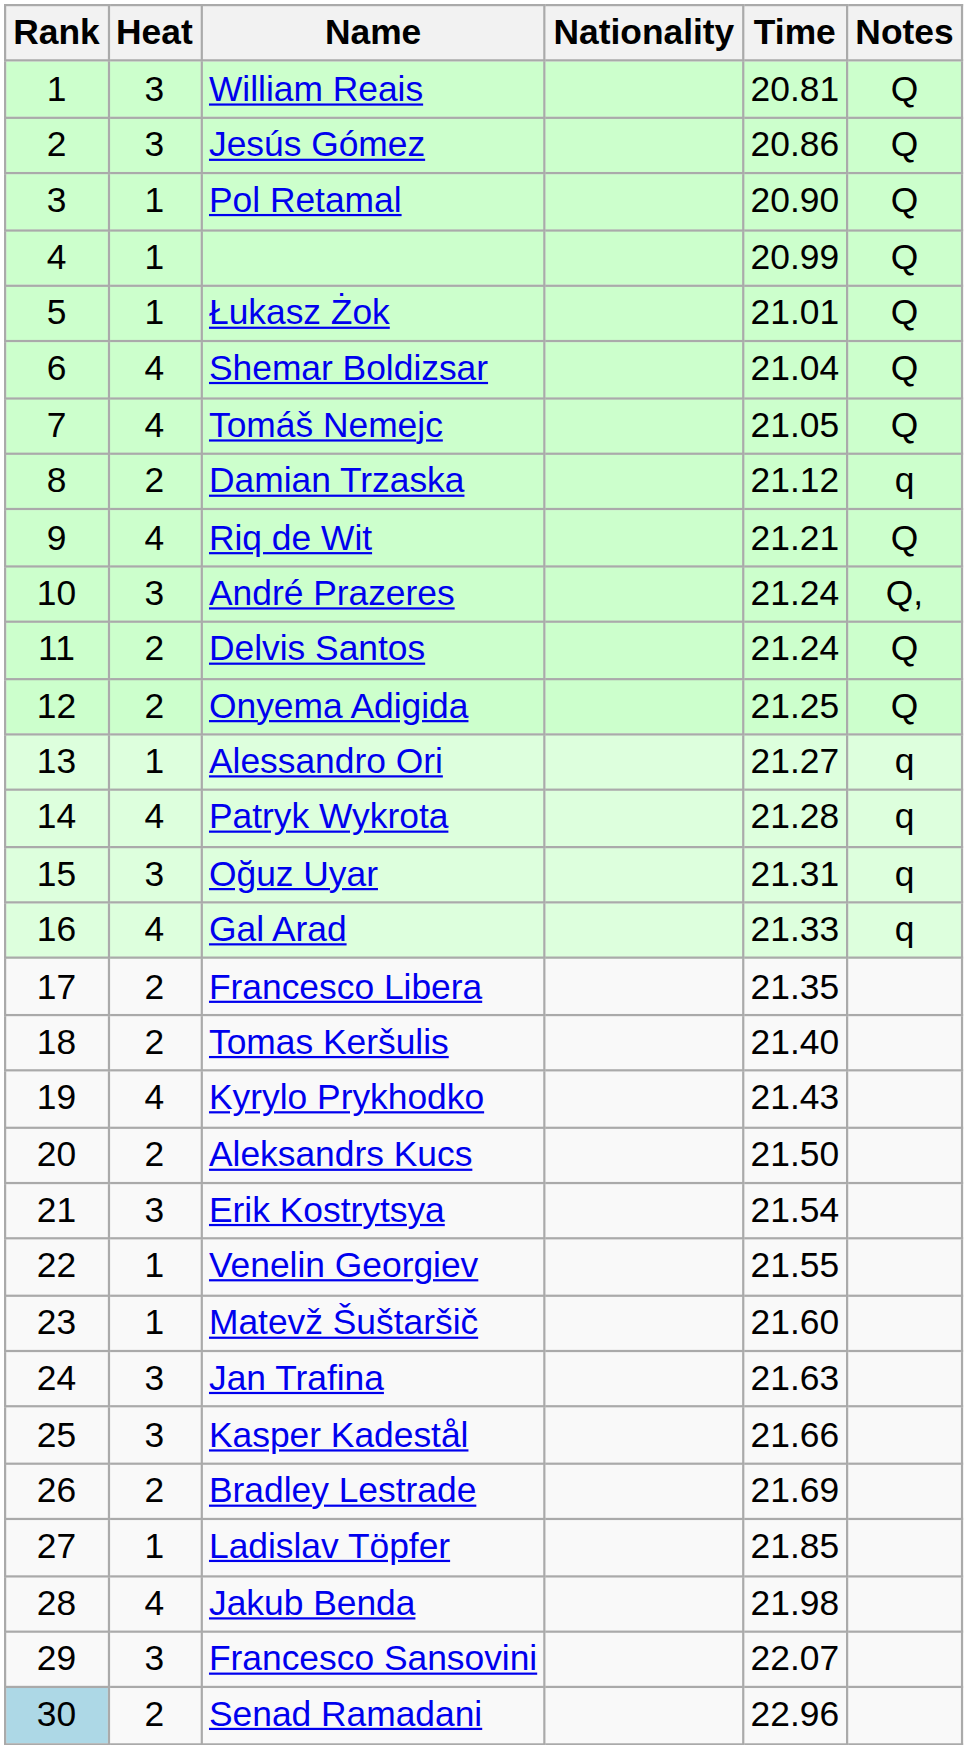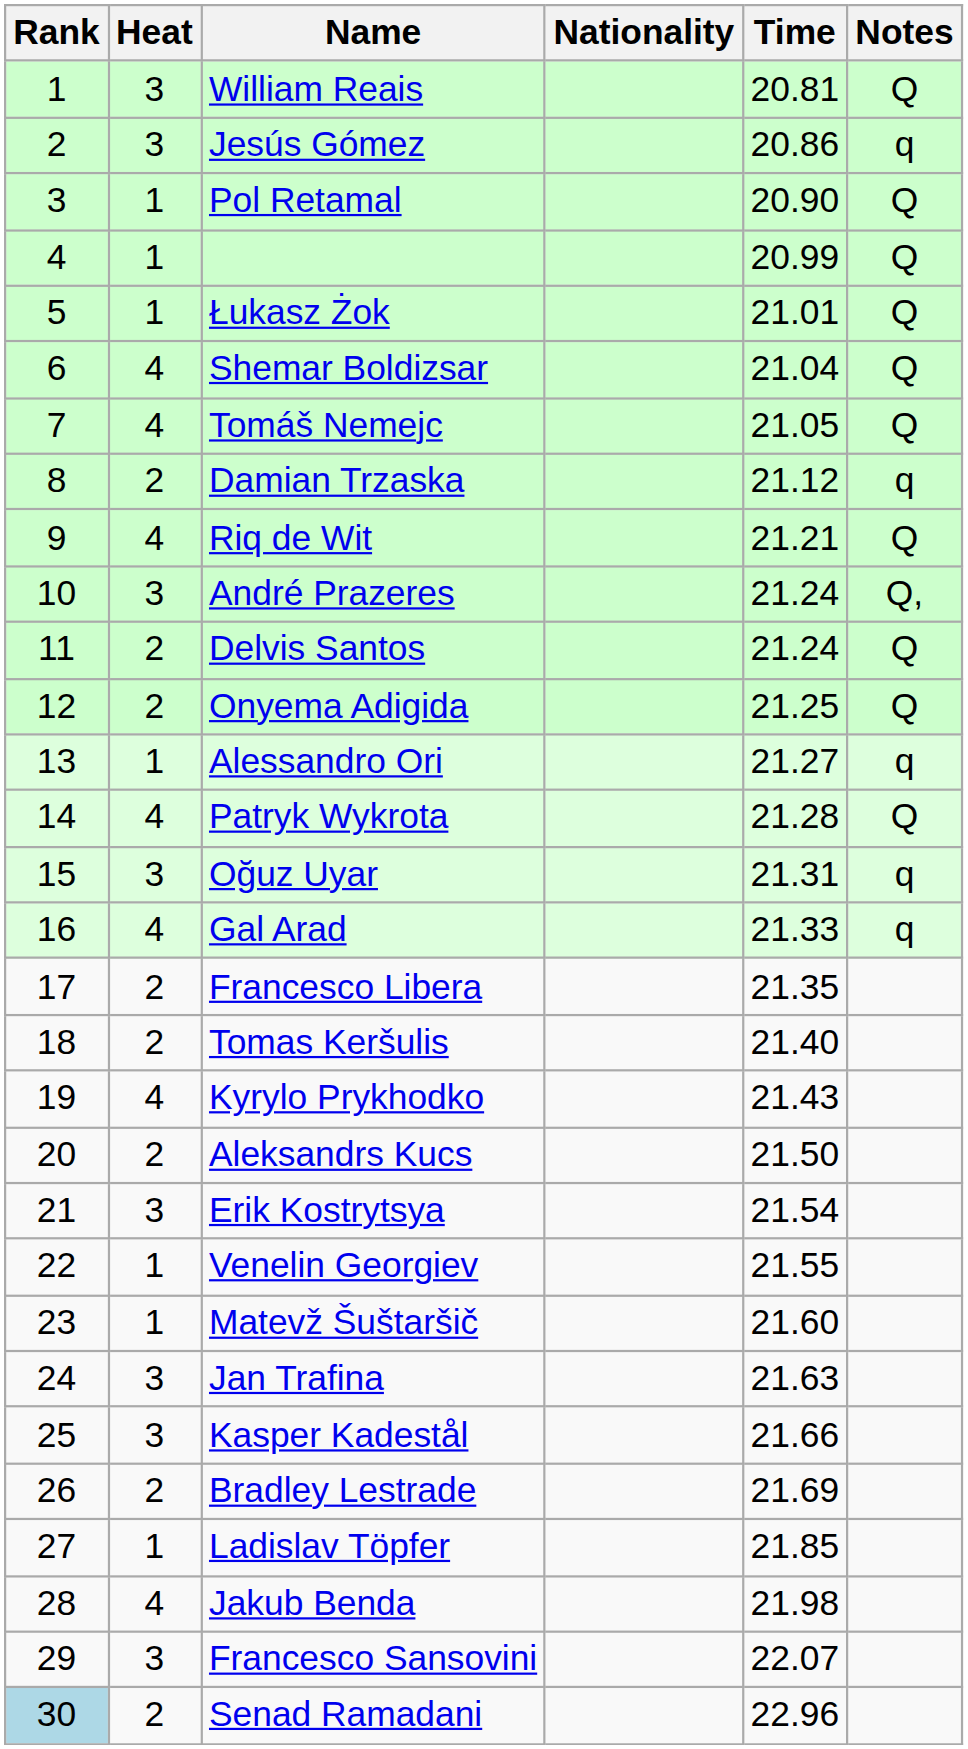(904, 144) Q -> (904, 144) q
(904, 817) q -> (904, 817) Q
